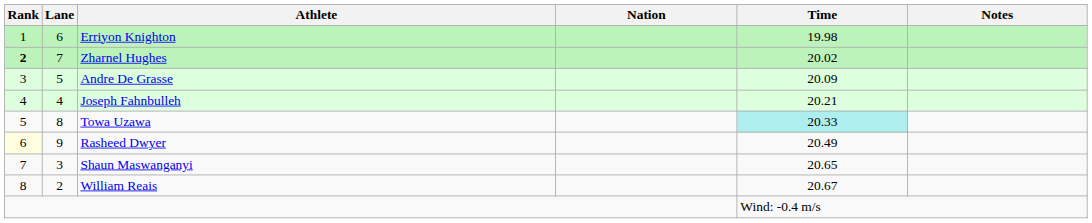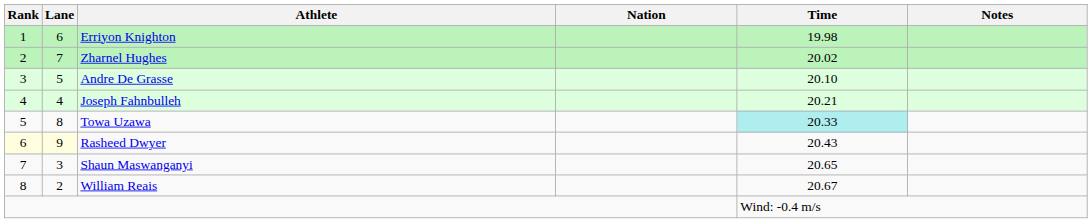(23, 57) bold -> (23, 57) normal
(822, 79) 20.09 -> (822, 79) 20.10
(60, 143) no background -> (60, 143) lightyellow background
(822, 143) 20.49 -> (822, 143) 20.43
